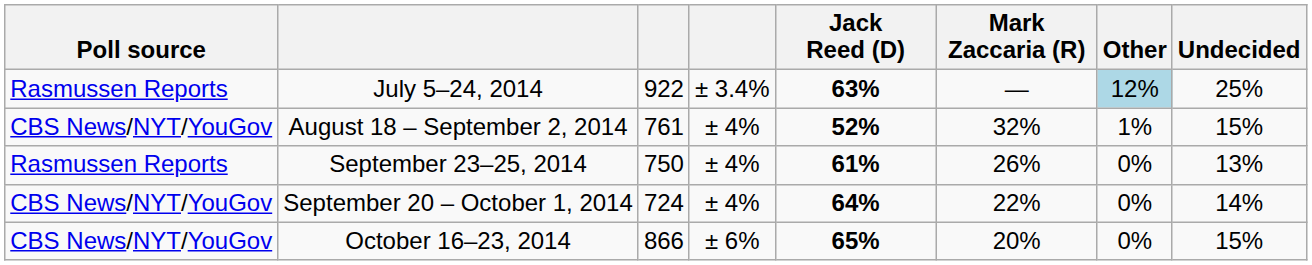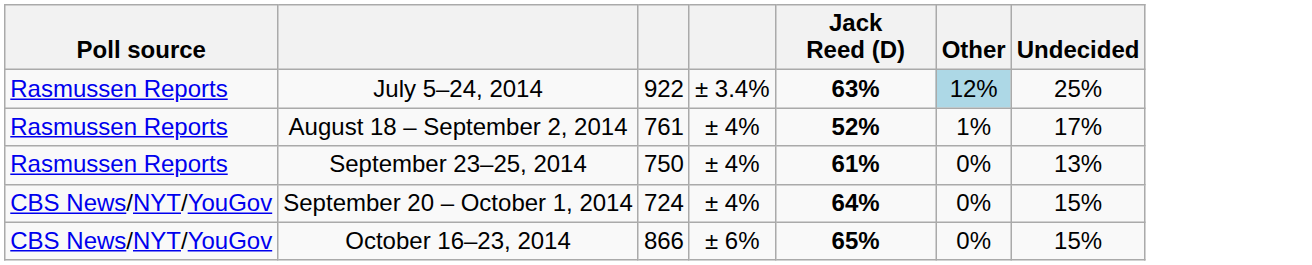- column: (1017, 37)
(141, 126) CBS News/NYT/YouGov -> (119, 126) Rasmussen Reports
(1239, 126) 15% -> (1078, 126) 17%
(1239, 202) 14% -> (1078, 202) 15%
